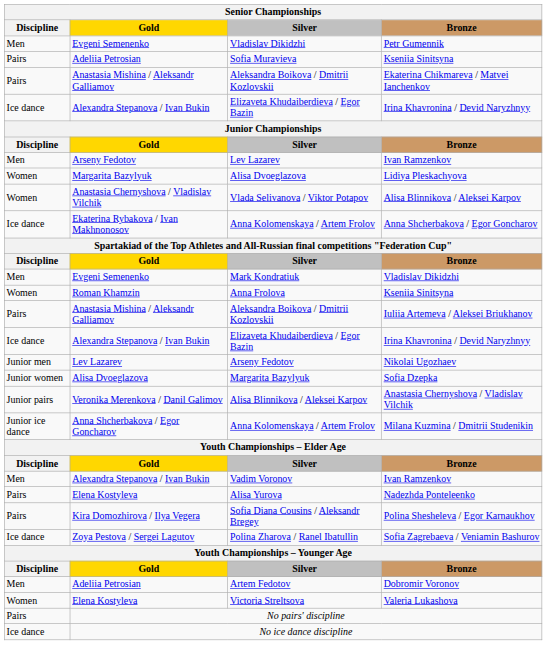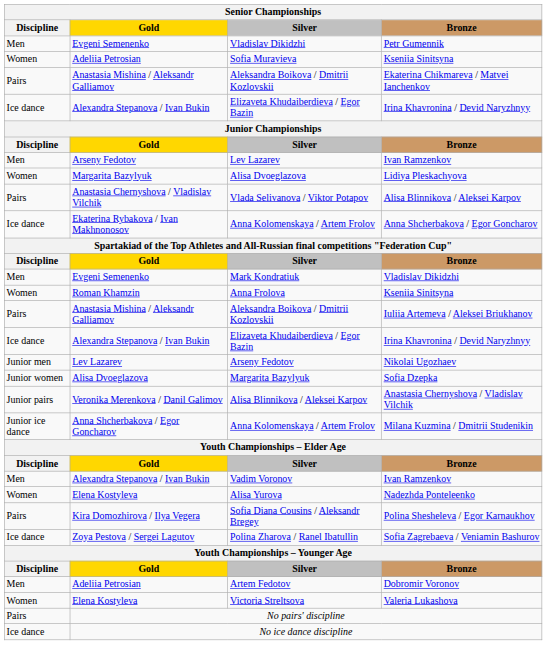(17, 59) Pairs -> (22, 59) Women
(22, 197) Women -> (17, 197) Pairs
(17, 494) Pairs -> (22, 494) Women
